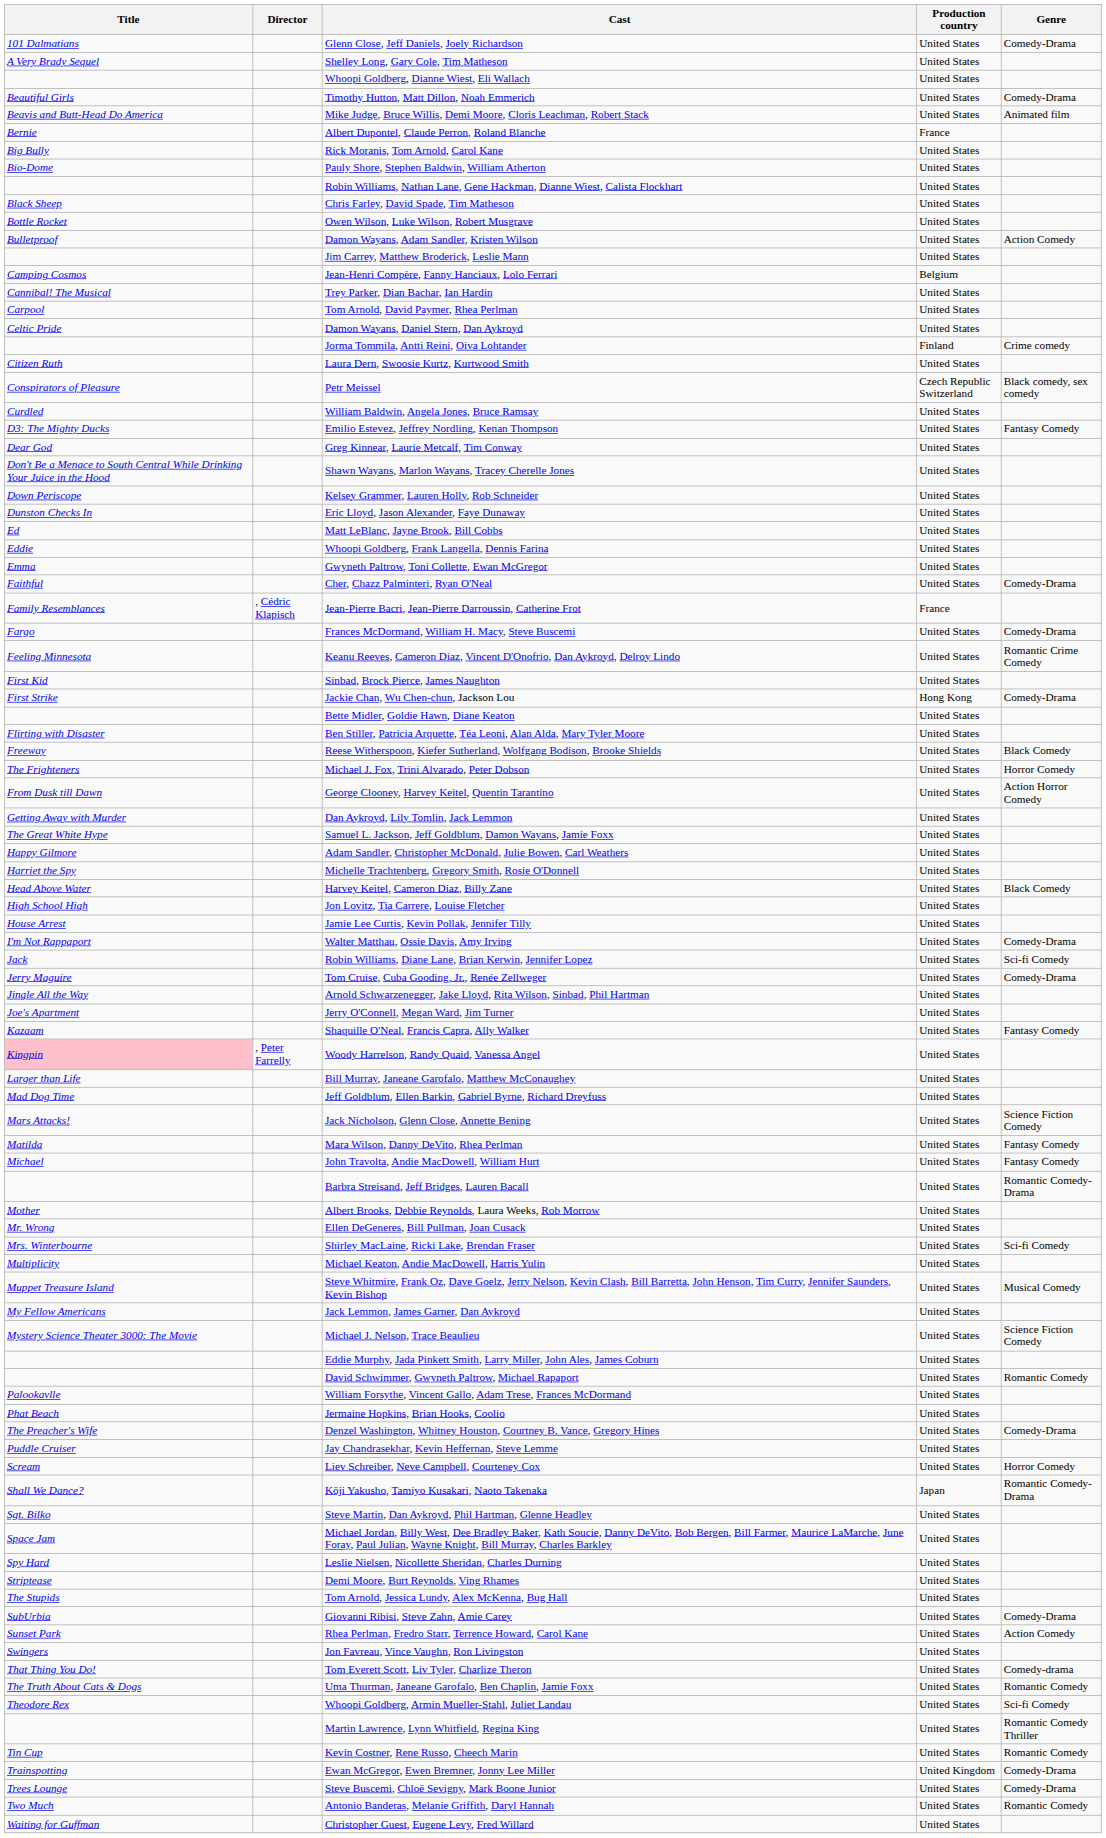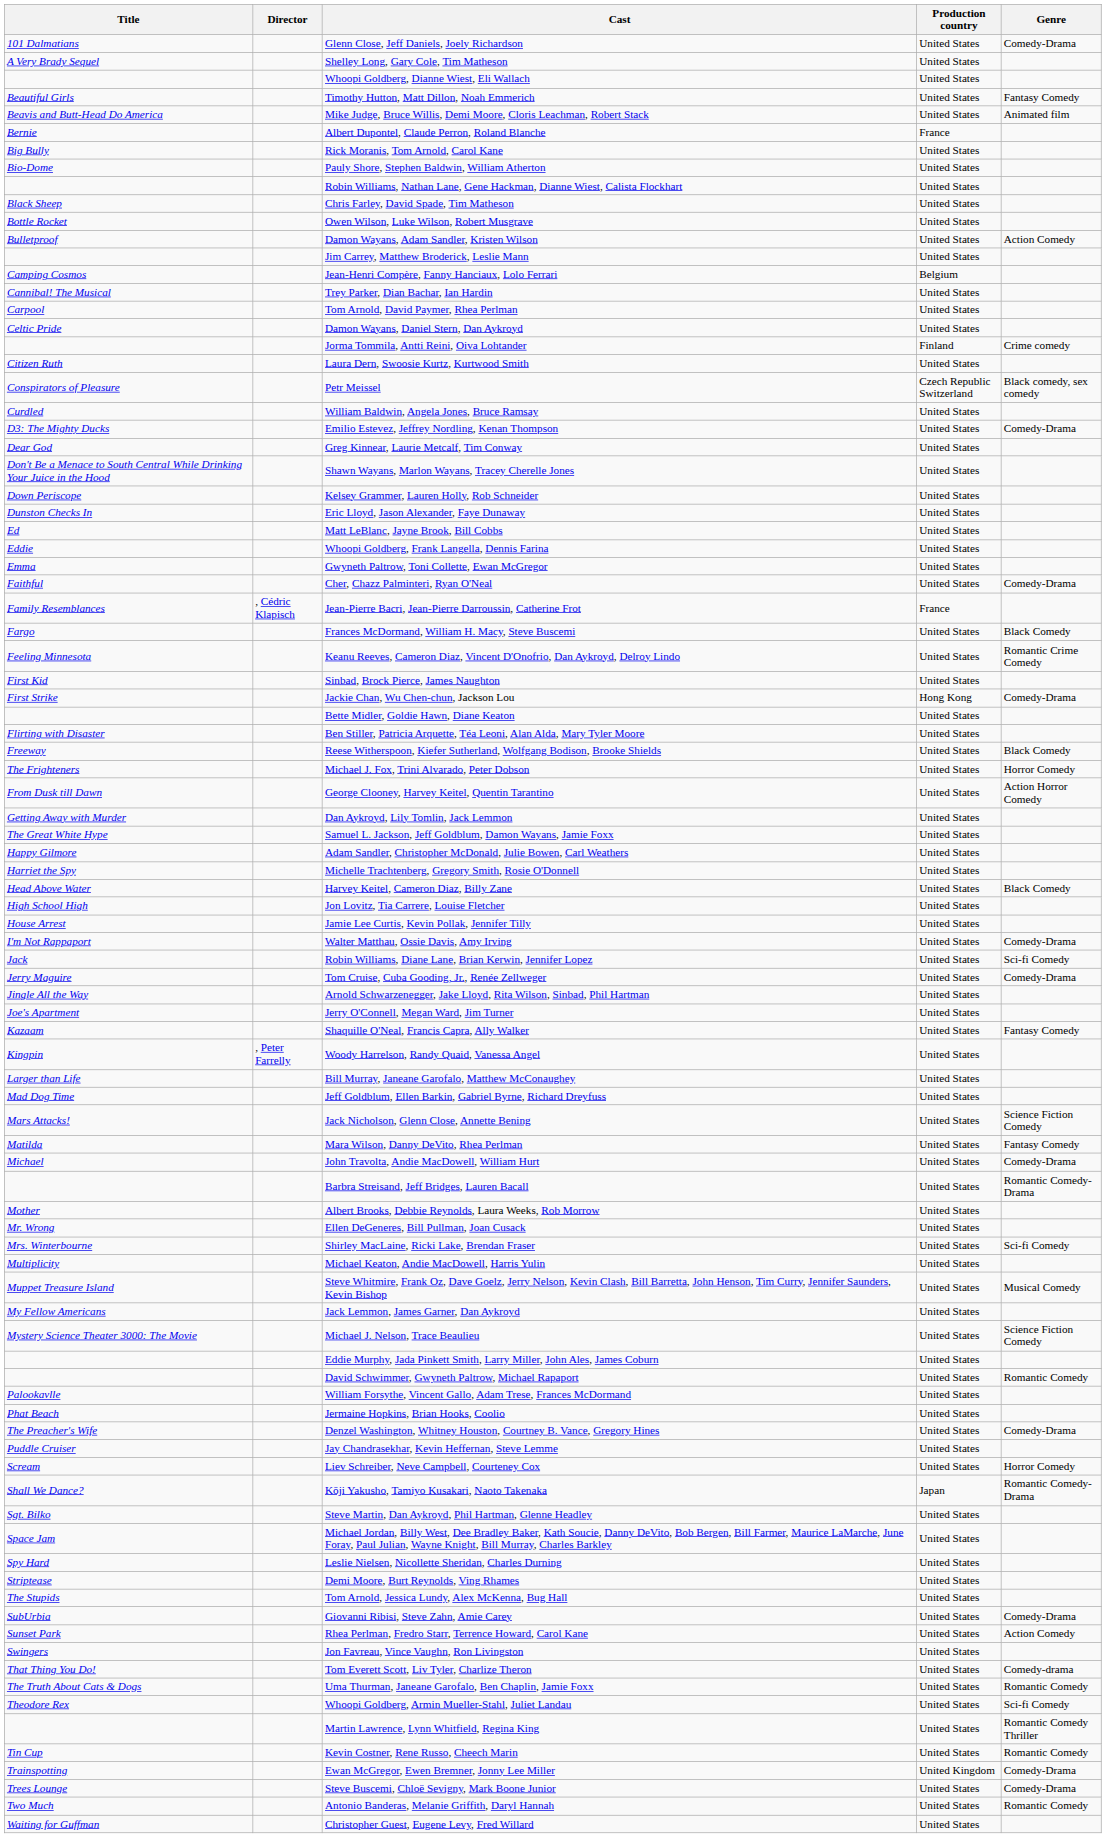(1040, 97) Comedy-Drama -> (1042, 97) Fantasy Comedy
(1042, 429) Fantasy Comedy -> (1040, 429) Comedy-Drama
(1040, 632) Comedy-Drama -> (1037, 632) Black Comedy
(25, 1054) pink background -> (25, 1054) no background
(1042, 1162) Fantasy Comedy -> (1040, 1162) Comedy-Drama
